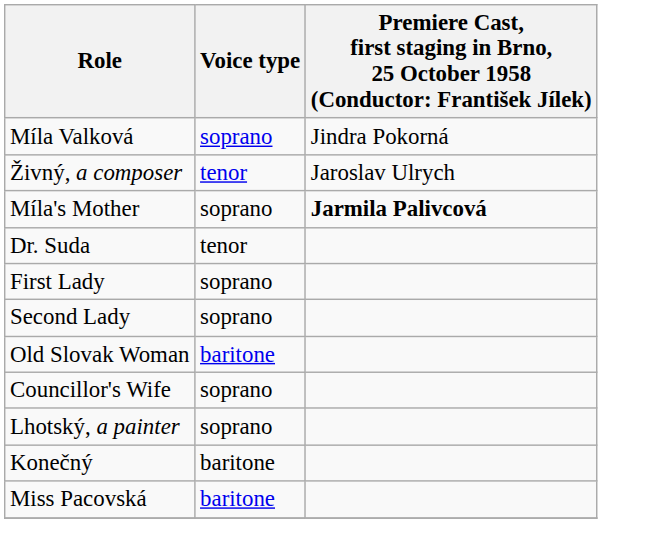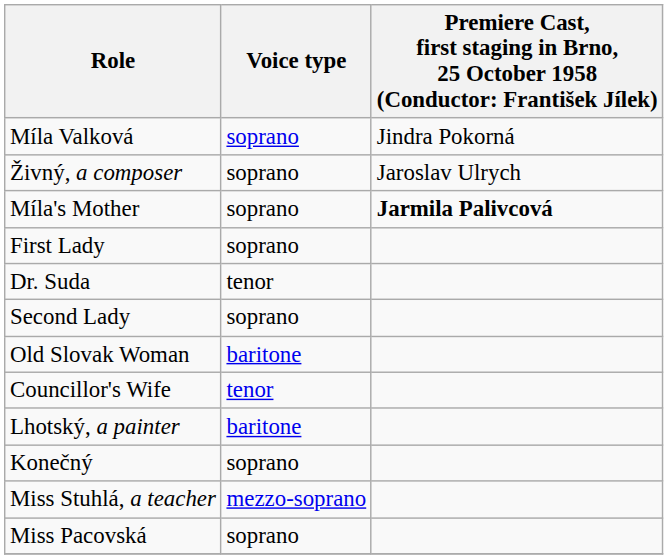(224, 172) tenor -> (263, 172) soprano
rows swapped: (50, 245) <-> (57, 281)
(236, 390) soprano -> (250, 390) tenor
(236, 426) soprano -> (264, 426) baritone
(238, 462) baritone -> (263, 462) soprano
+ row: (113, 499)
(238, 499) baritone -> (263, 535) soprano
